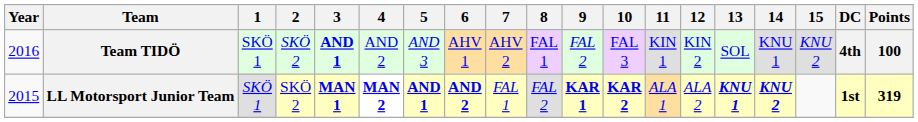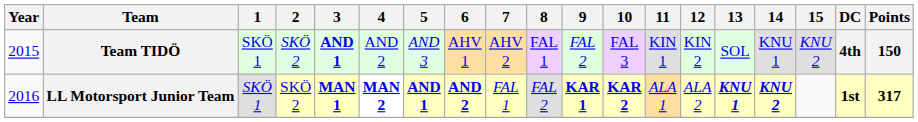(24, 51) 2016 -> (24, 51) 2015
(889, 51) 100 -> (889, 51) 150
(24, 95) 2015 -> (24, 95) 2016
(889, 95) 319 -> (889, 95) 317
